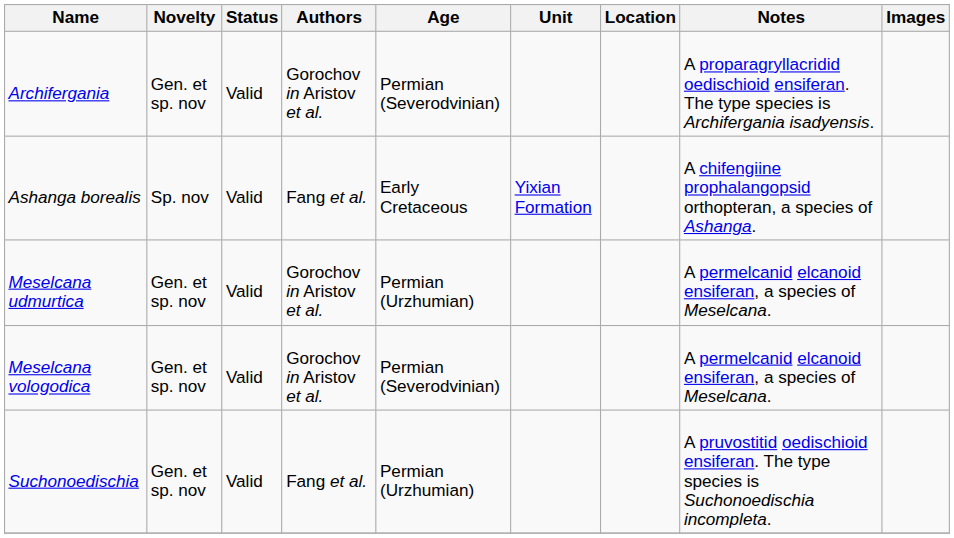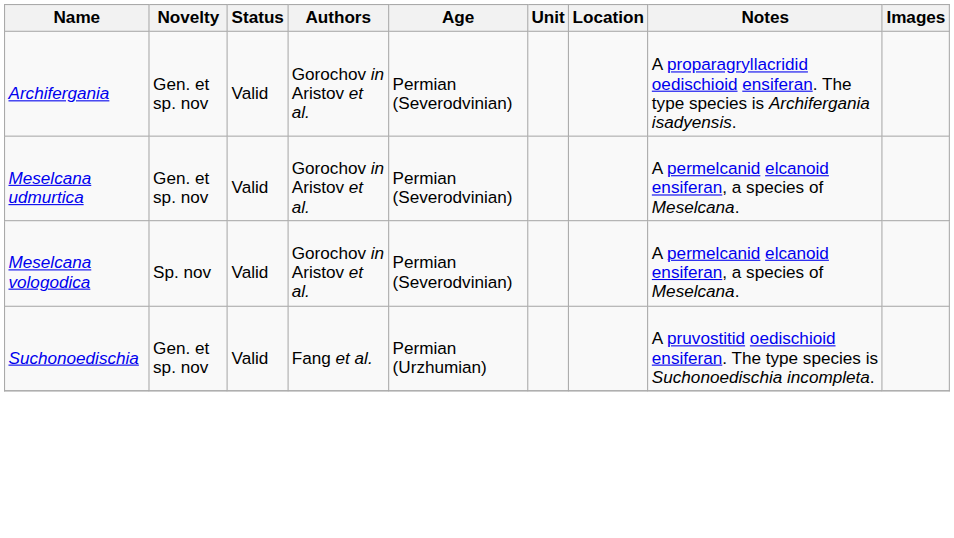- row: (75, 197)
(427, 292) Permian (Urzhumian) -> (453, 187) Permian (Severodvinian)
(179, 377) Gen. et sp. nov -> (182, 272) Sp. nov
